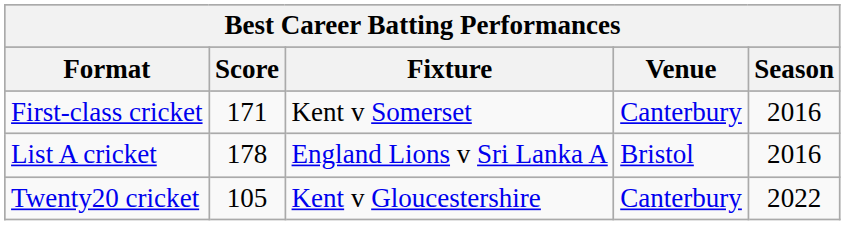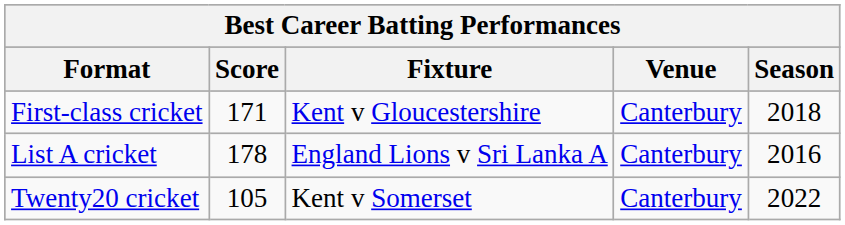(382, 111) Kent v Somerset -> (416, 111) Kent v Gloucestershire
(794, 111) 2016 -> (794, 111) 2018
(657, 154) Bristol -> (681, 154) Canterbury
(416, 197) Kent v Gloucestershire -> (382, 197) Kent v Somerset
